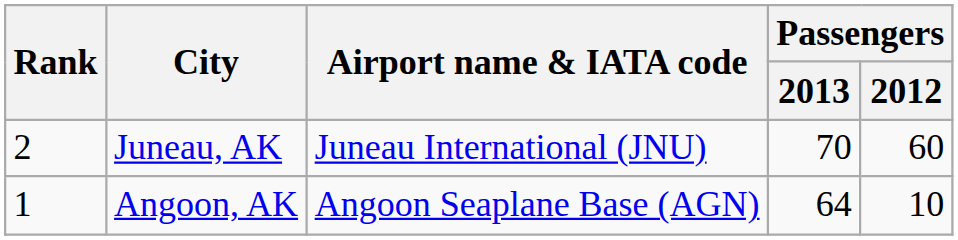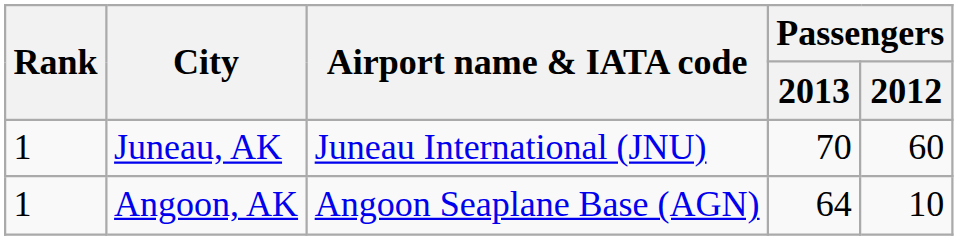(22, 147) 2 -> (22, 147) 1
